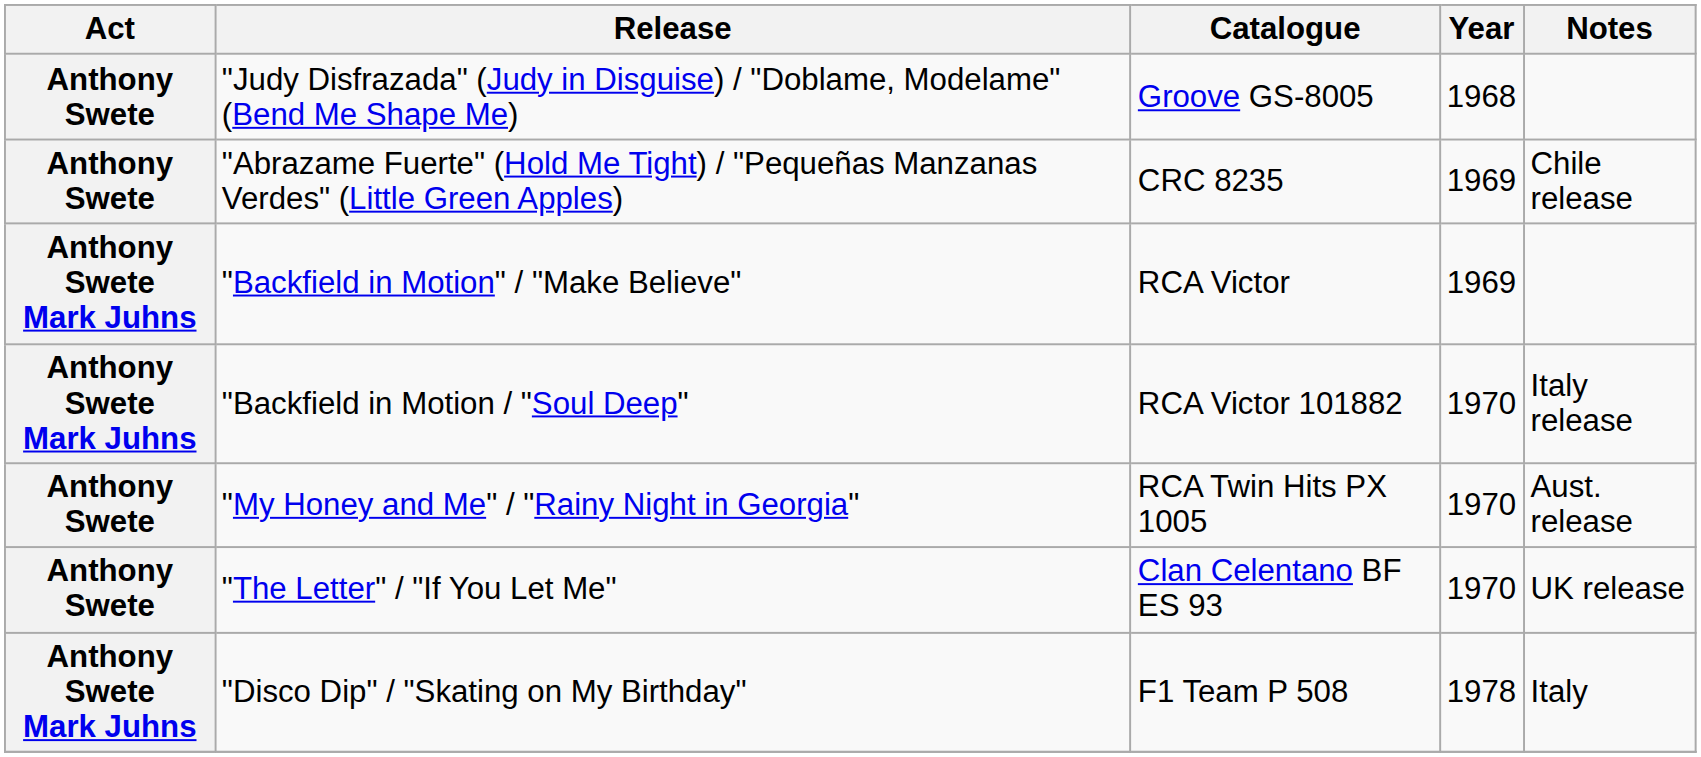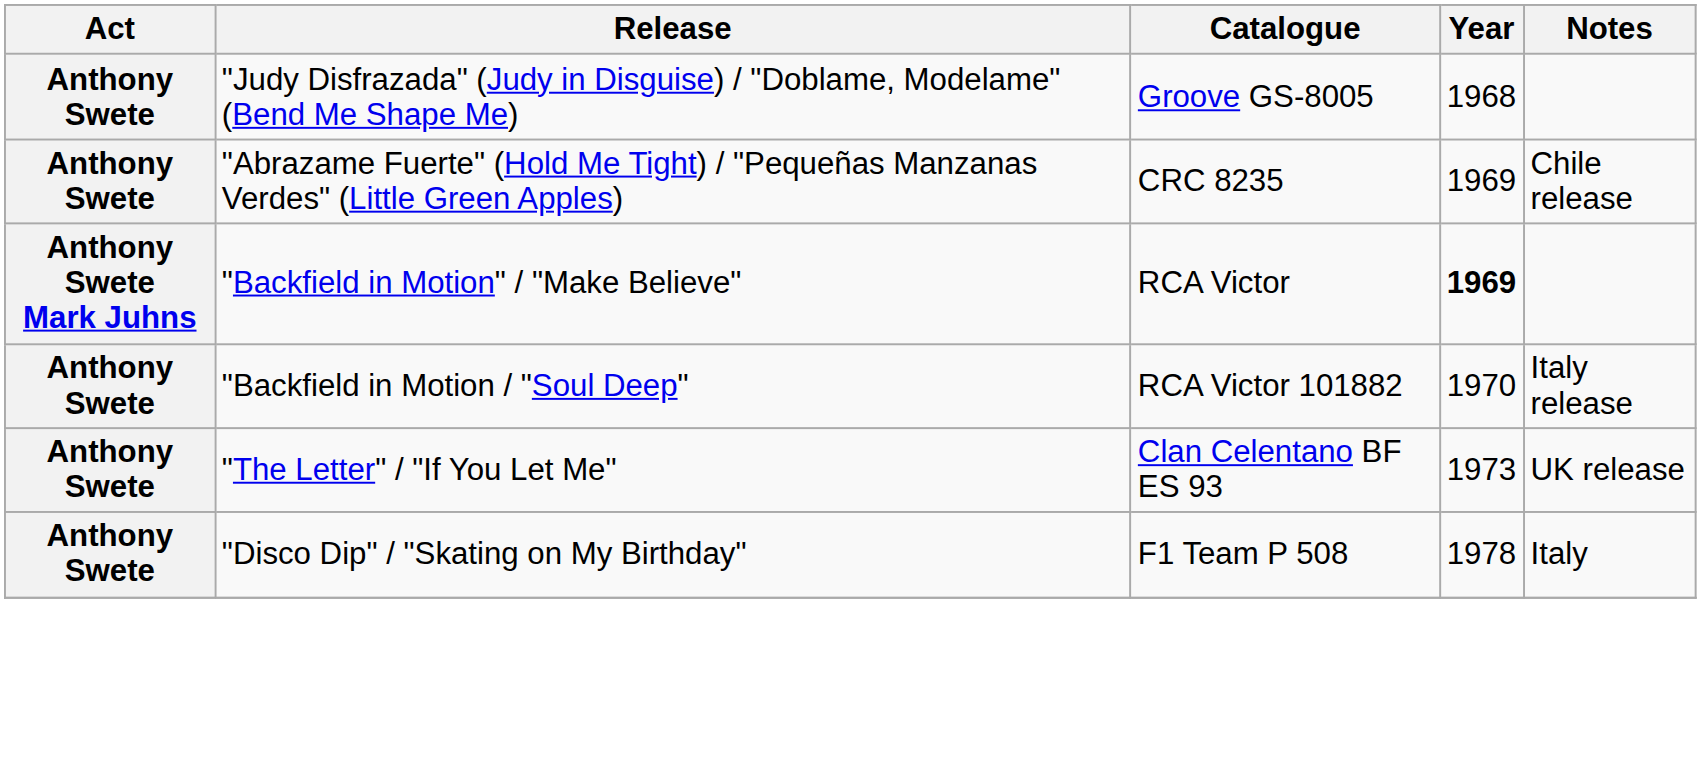(1481, 282) normal -> (1481, 282) bold
(110, 402) Anthony Swete Mark Juhns -> (110, 385) Anthony Swete
- row: (541, 504)
(1481, 589) 1970 -> (1481, 469) 1973
(110, 691) Anthony Swete Mark Juhns -> (110, 554) Anthony Swete
